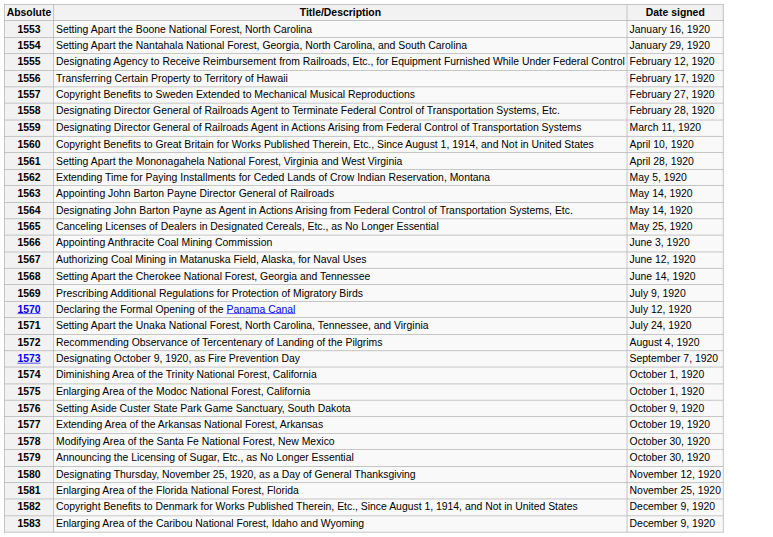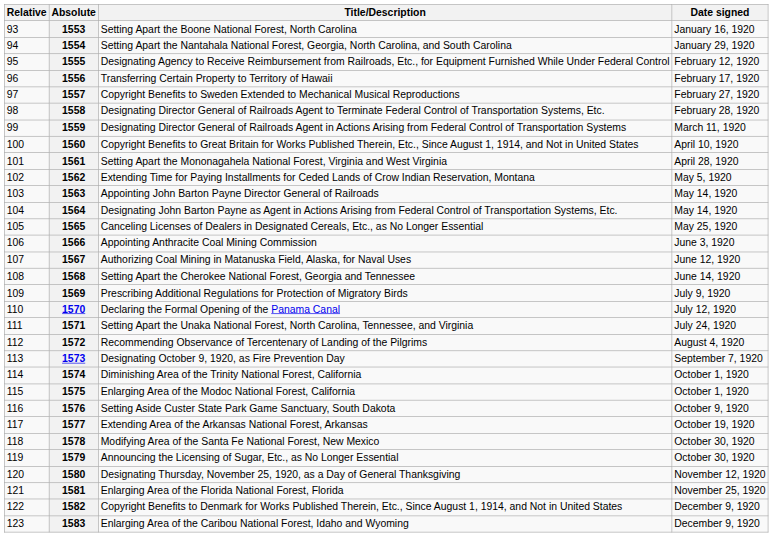+ column: (27, 12)
